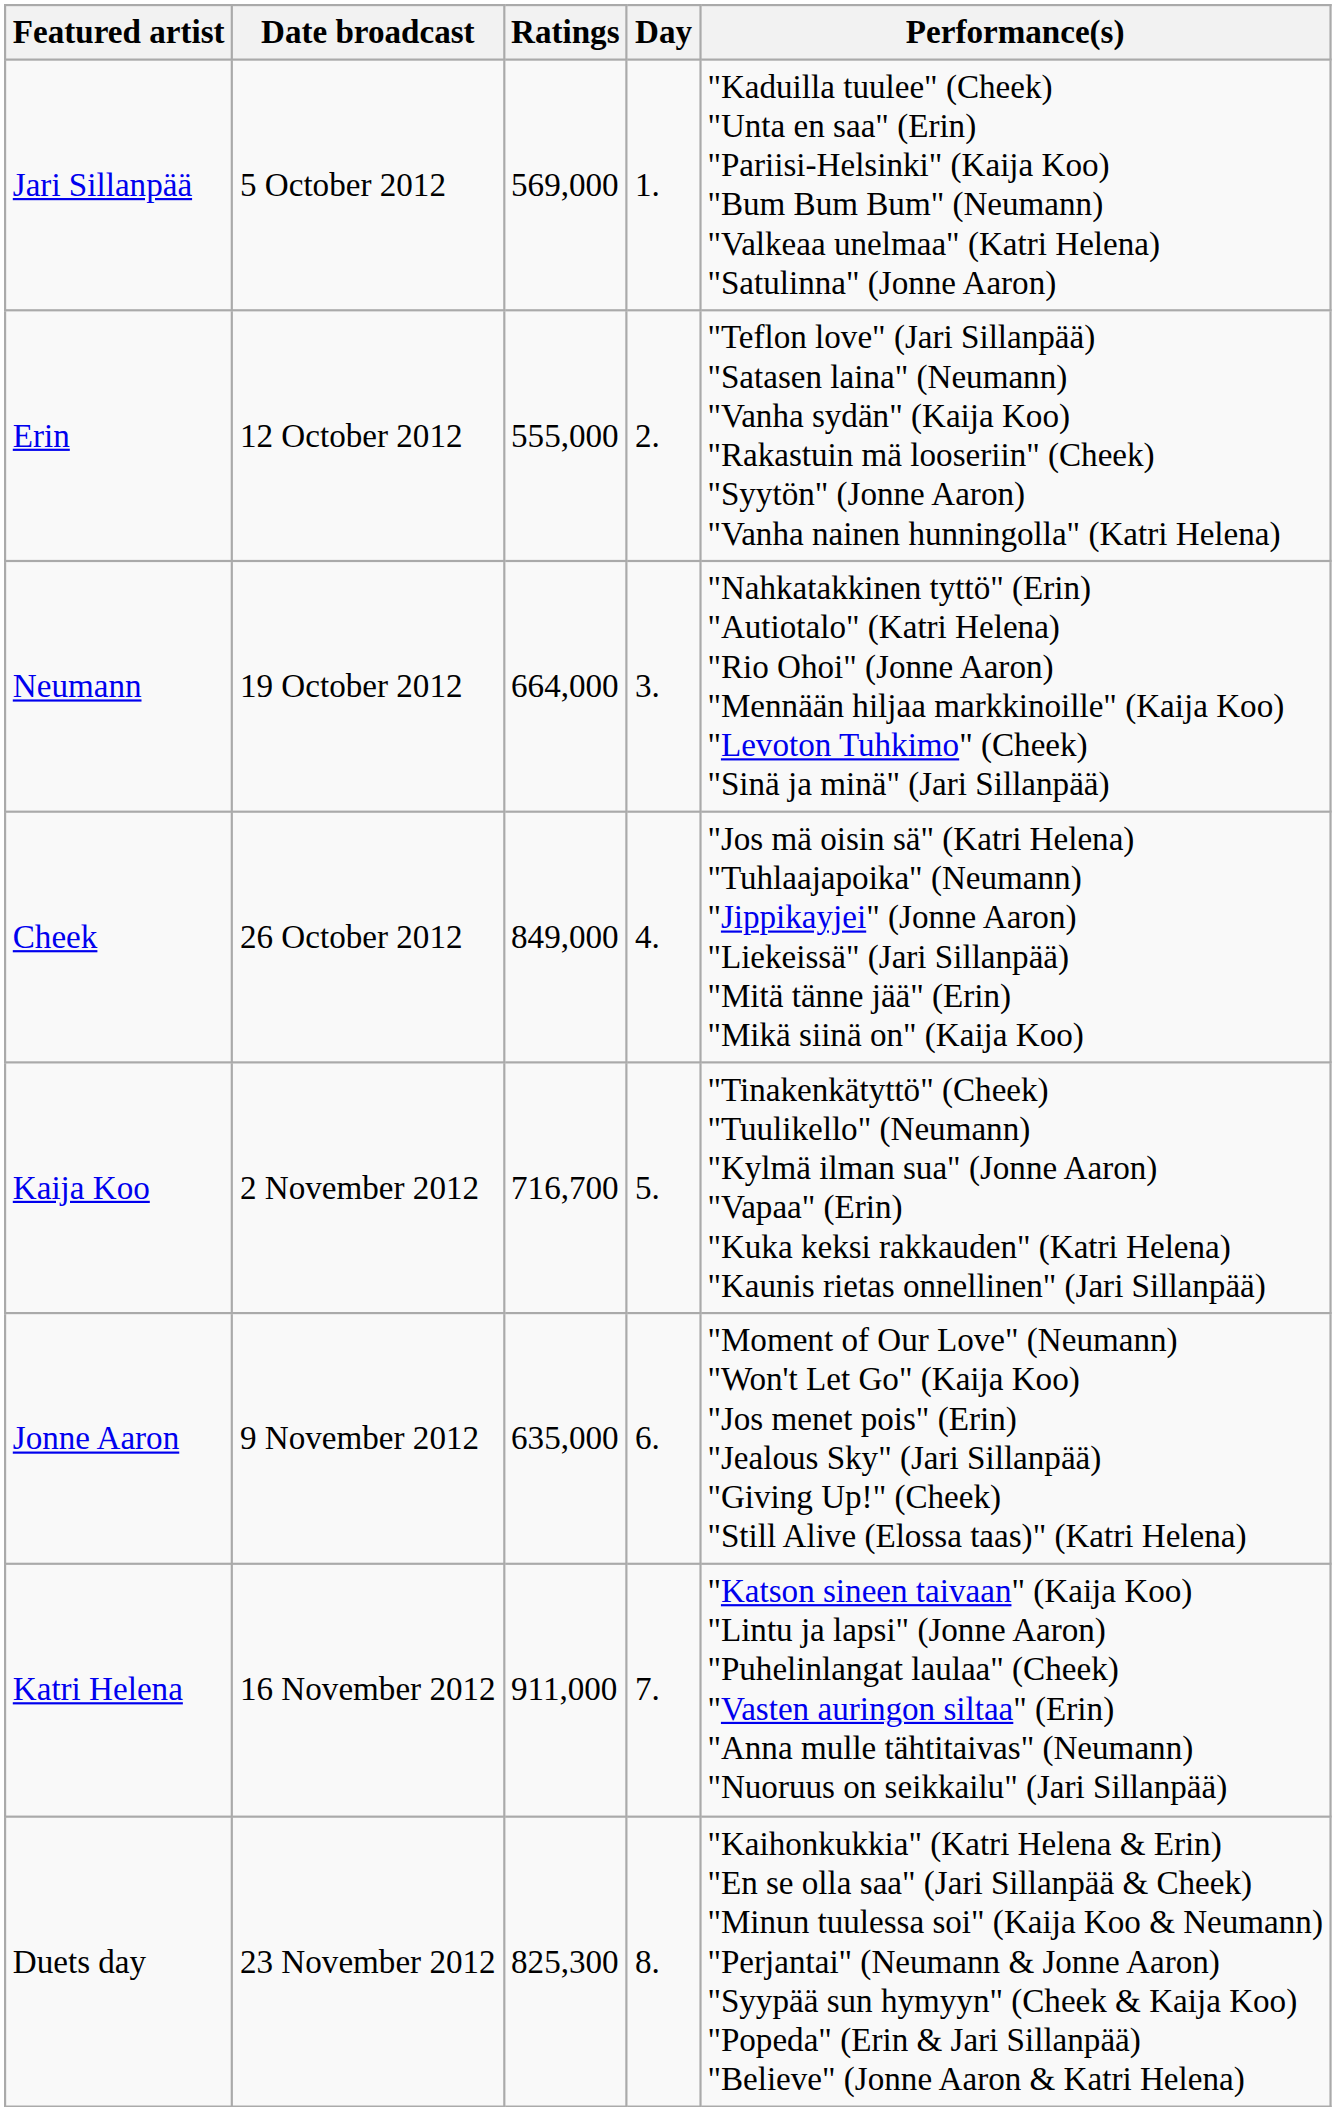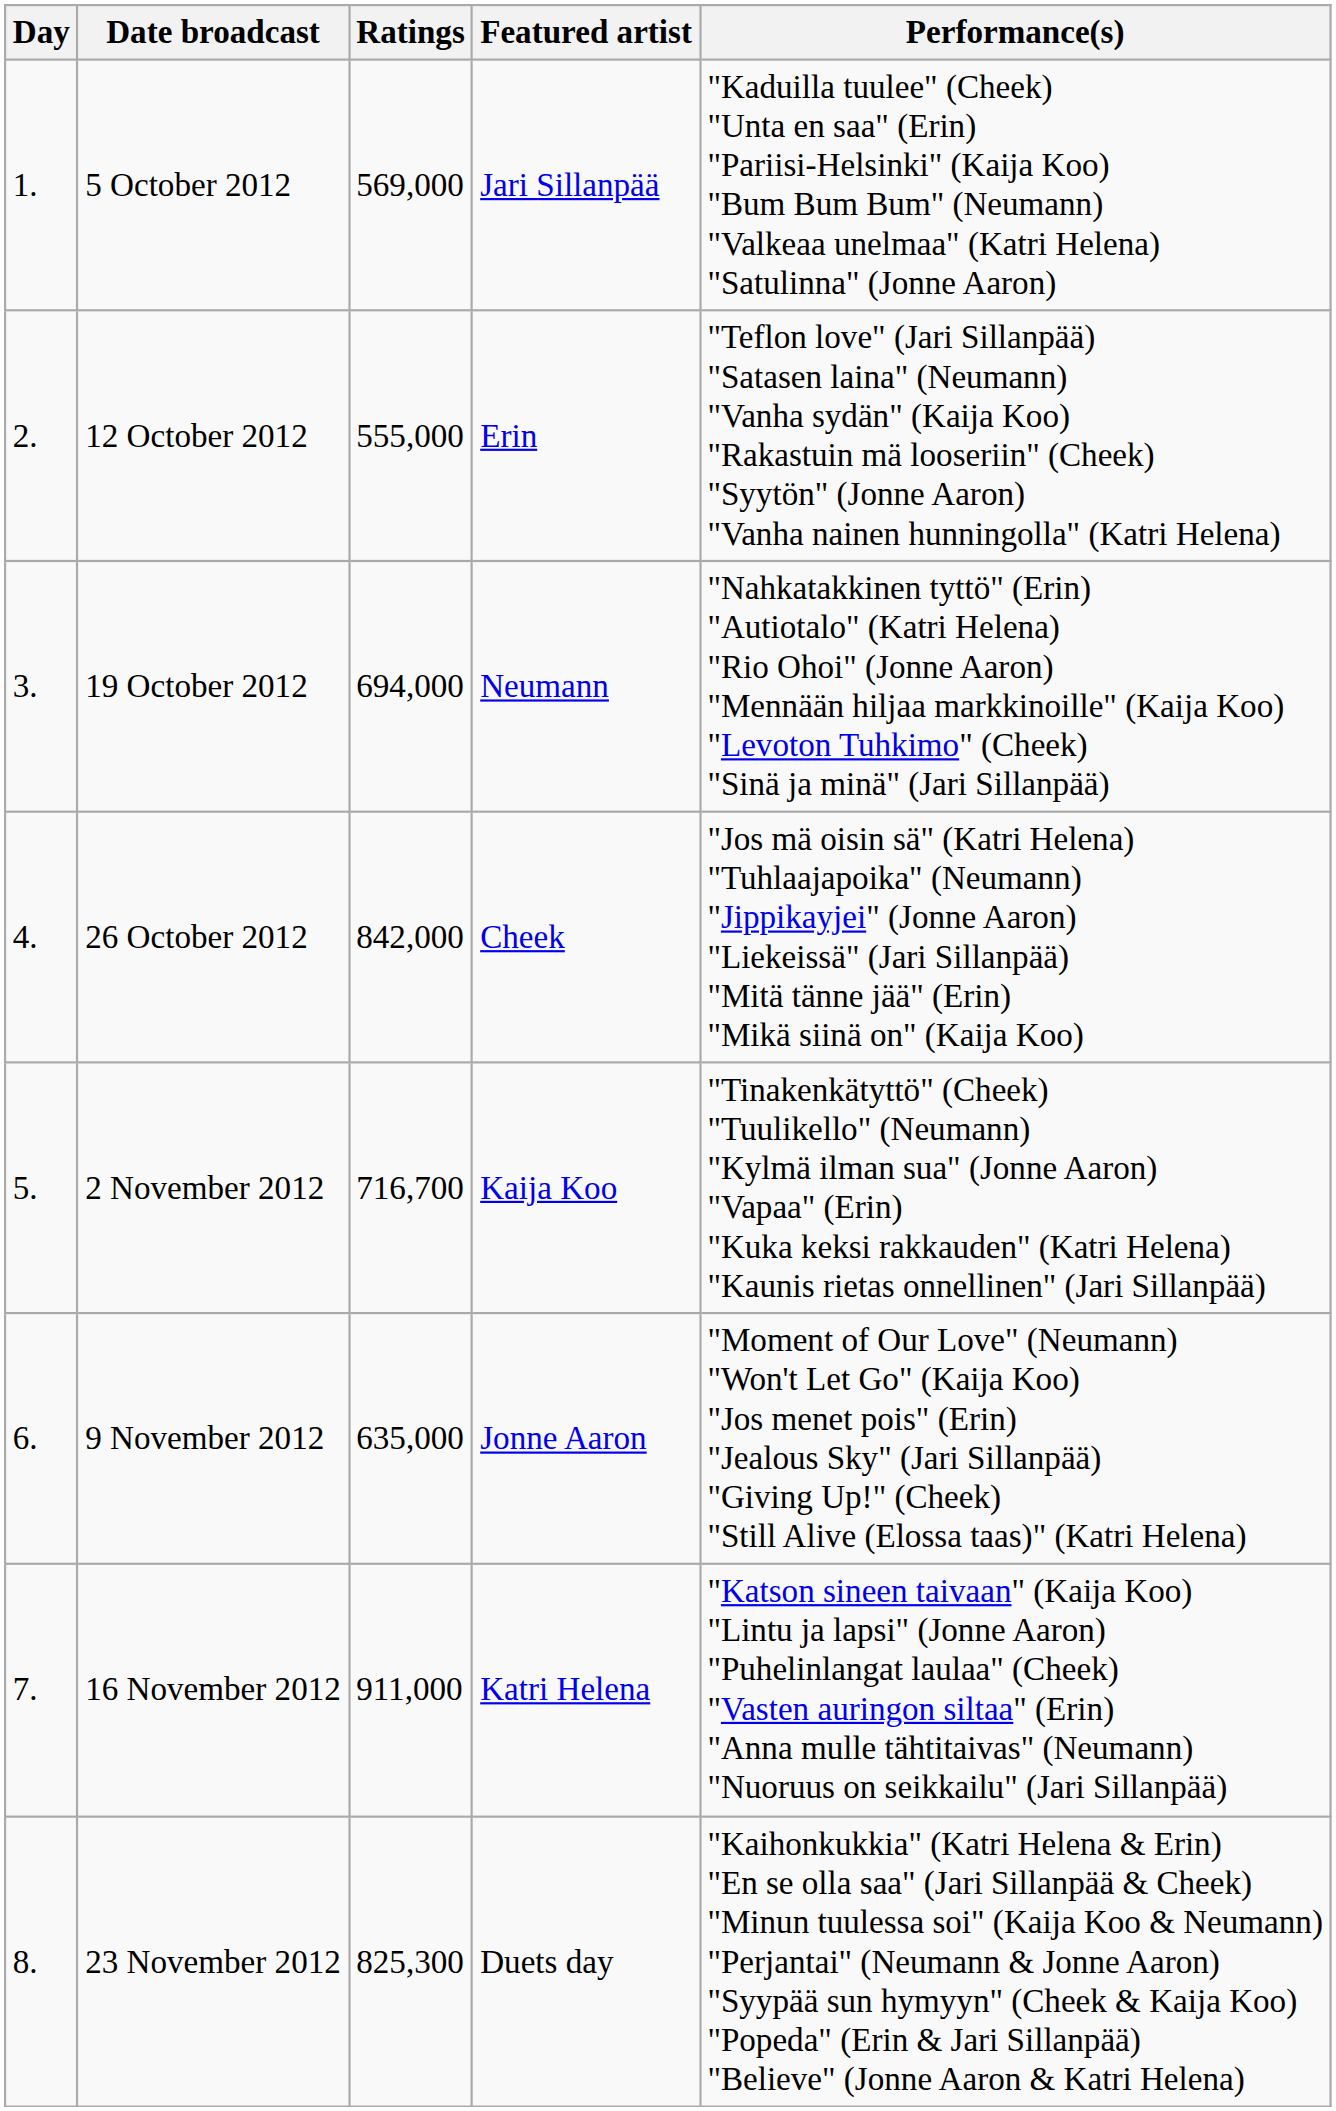columns swapped: (663, 32) <-> (119, 32)
(565, 686) 664,000 -> (410, 686) 694,000
(565, 937) 849,000 -> (410, 937) 842,000
